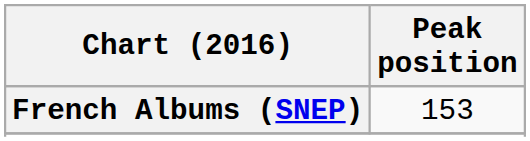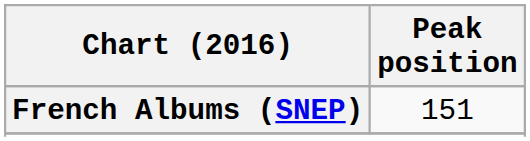(447, 110) 153 -> (447, 110) 151
